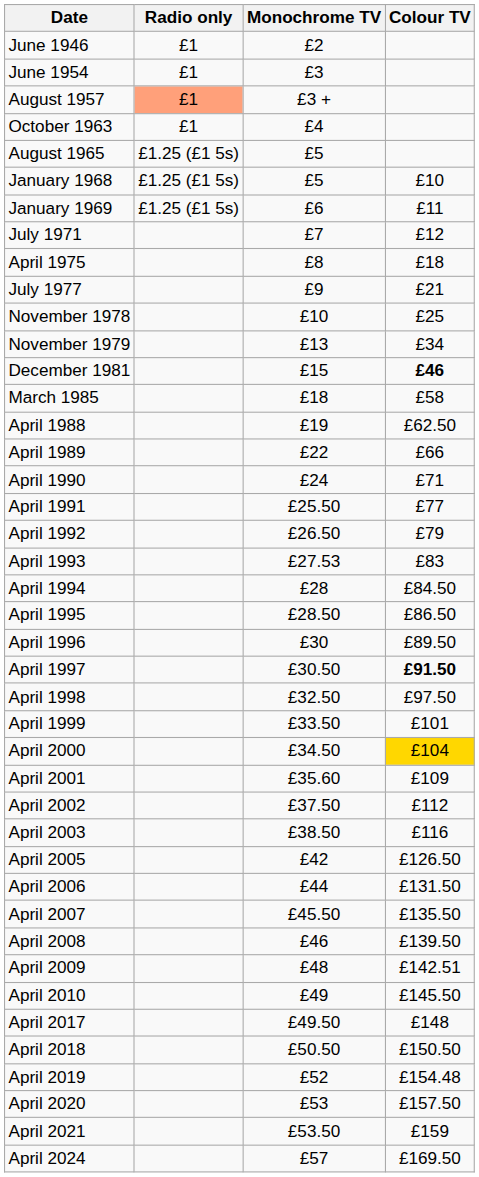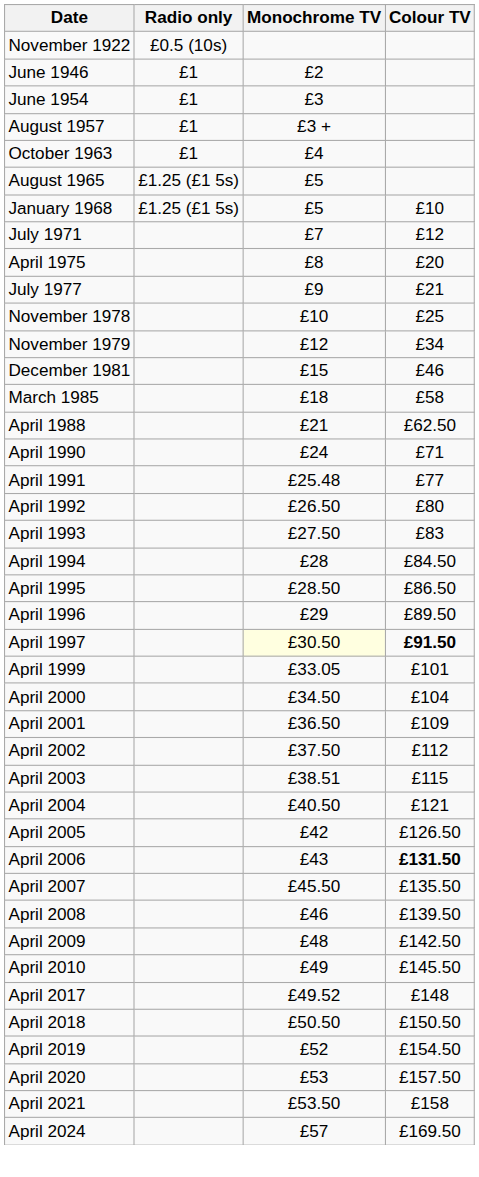+ row: (69, 45)
(189, 99) lightsalmon background -> (189, 126) no background
- row: (60, 208)
(430, 262) £18 -> (430, 262) £20
(314, 343) £13 -> (314, 343) £12
(430, 371) bold -> (430, 371) normal
(314, 425) £19 -> (314, 425) £21
- row: (47, 452)
(314, 506) £25.50 -> (314, 479) £25.48
(430, 533) £79 -> (430, 506) £80
(314, 561) £27.53 -> (314, 533) £27.50
(314, 642) £30 -> (314, 615) £29
(314, 669) no background -> (314, 642) lightyellow background
- row: (47, 696)
(314, 724) £33.50 -> (314, 669) £33.05
(430, 751) gold background -> (430, 696) no background
(314, 778) £35.60 -> (314, 724) £36.50
(314, 832) £38.50 -> (314, 778) £38.51
(430, 832) £116 -> (430, 778) £115
+ row: (47, 805)
(314, 886) £44 -> (314, 859) £43
(430, 886) normal -> (430, 859) bold
(430, 968) £142.51 -> (430, 941) £142.50
(314, 1022) £49.50 -> (314, 995) £49.52
(430, 1076) £154.48 -> (430, 1049) £154.50
(430, 1131) £159 -> (430, 1104) £158
